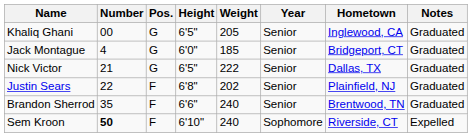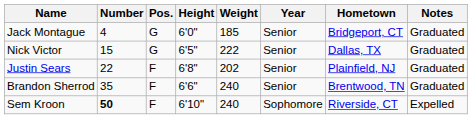- row: (40, 31)
(106, 68) 21 -> (106, 50) 15
